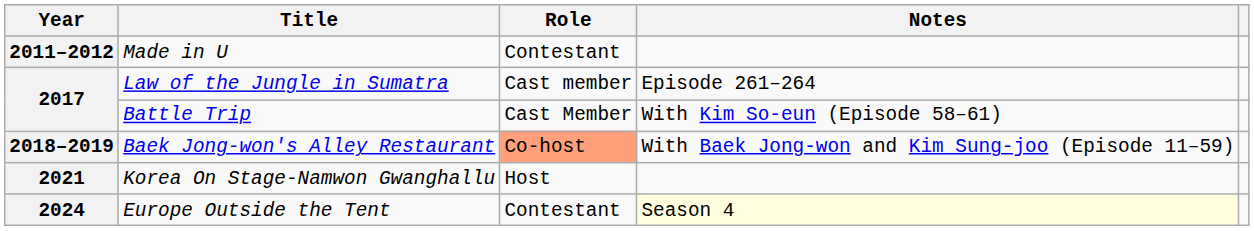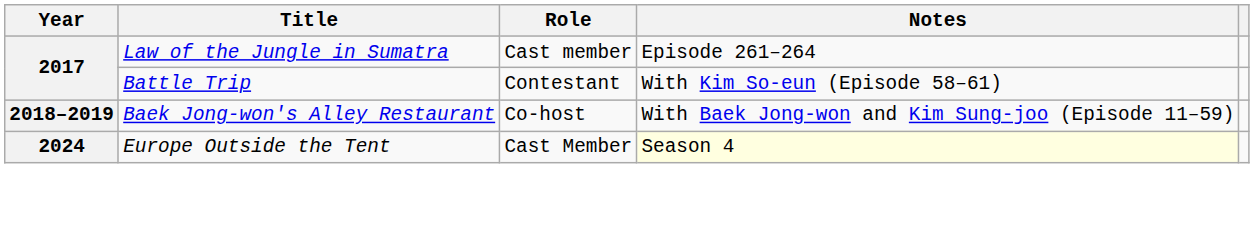- row: (176, 52)
(568, 115) Cast Member -> (563, 84) Contestant
(545, 147) lightsalmon background -> (545, 115) no background
- row: (309, 178)
(563, 210) Contestant -> (568, 147) Cast Member
